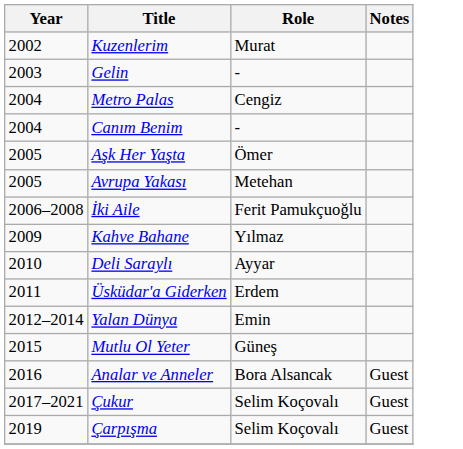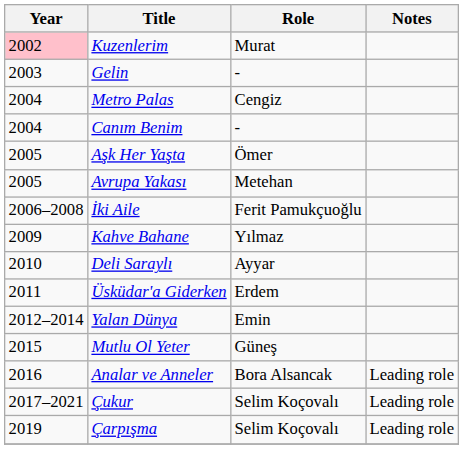(25, 45) no background -> (25, 45) pink background
(389, 374) Guest -> (412, 374) Leading role
(389, 401) Guest -> (412, 401) Leading role
(389, 429) Guest -> (412, 429) Leading role
